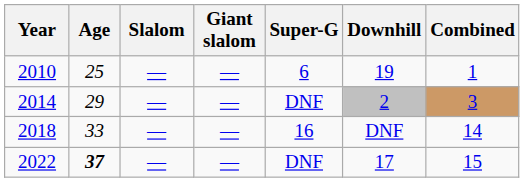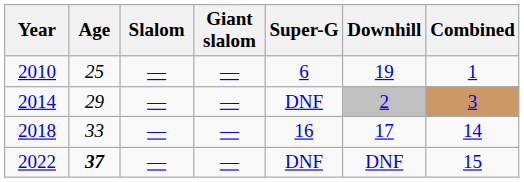(384, 131) DNF -> (384, 131) 17
(384, 161) 17 -> (384, 161) DNF
